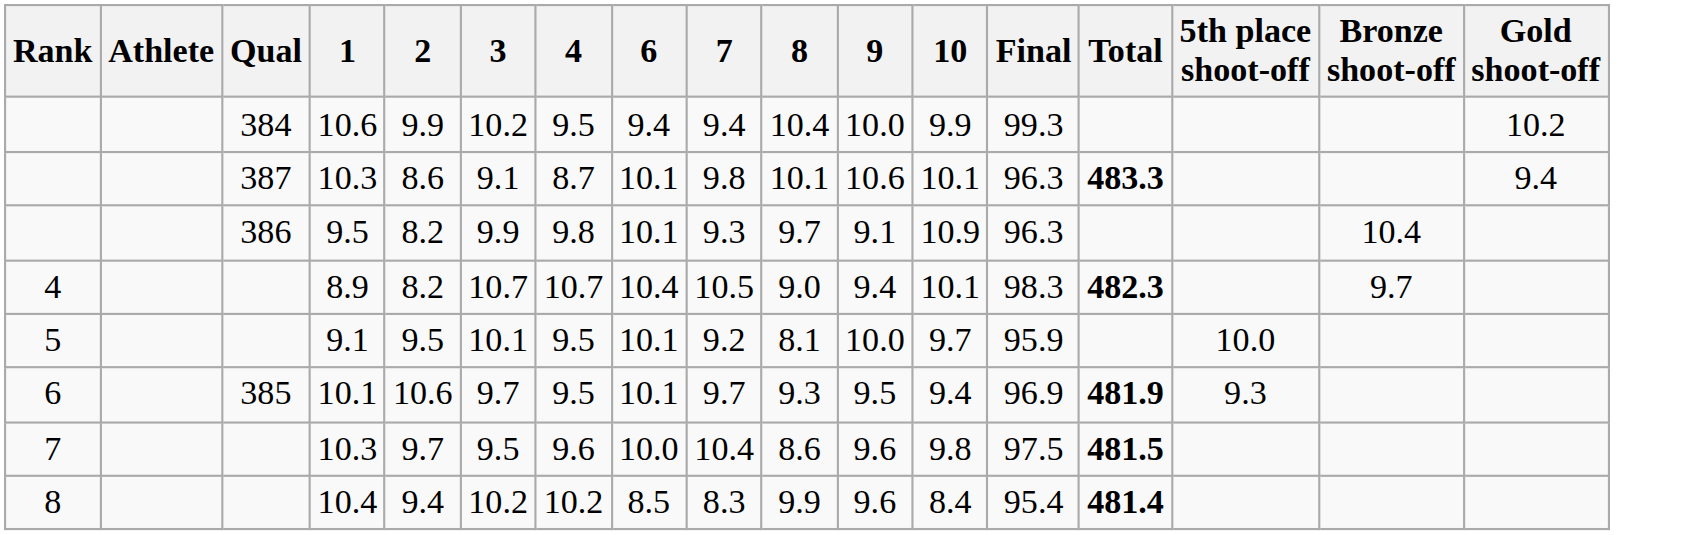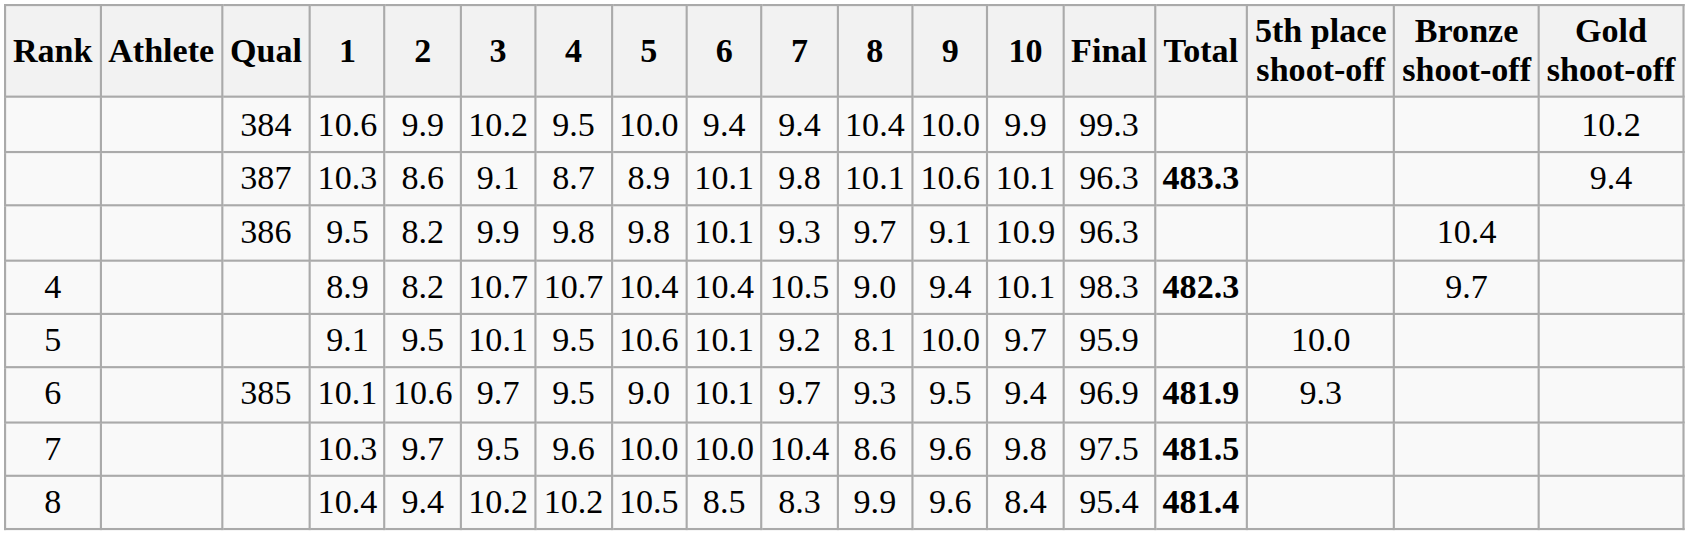+ column: (649, 50)
